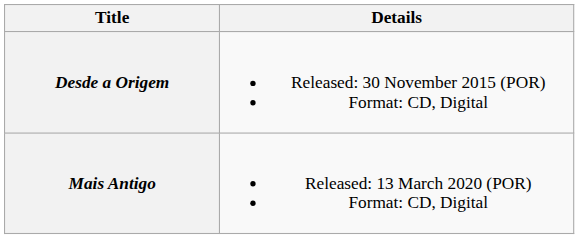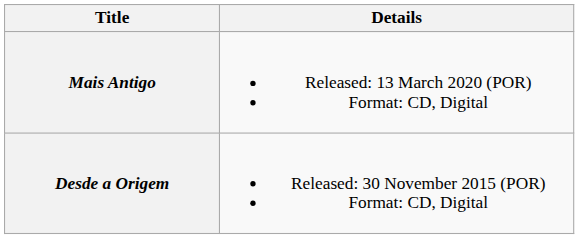rows swapped: (112, 82) <-> (112, 183)
